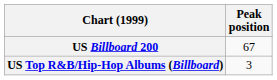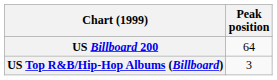(249, 46) 67 -> (249, 46) 64
